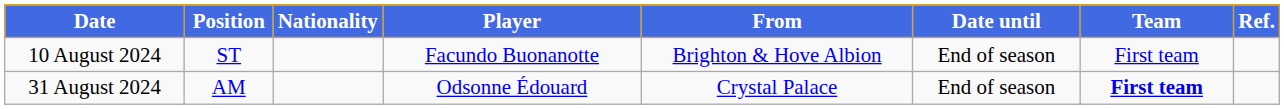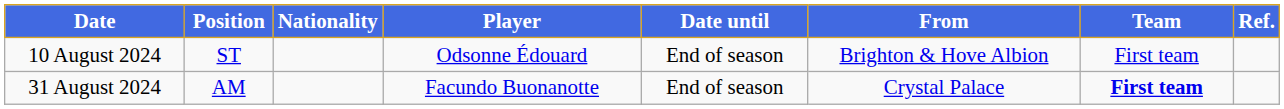columns swapped: (777, 21) <-> (996, 21)
(512, 54) Facundo Buonanotte -> (512, 54) Odsonne Édouard
(512, 87) Odsonne Édouard -> (512, 87) Facundo Buonanotte
